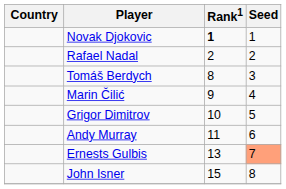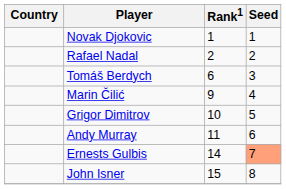(211, 37) bold -> (211, 37) normal
(211, 76) 8 -> (211, 76) 6
(214, 154) 13 -> (214, 154) 14
